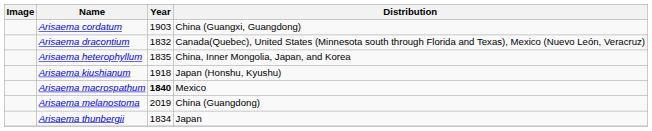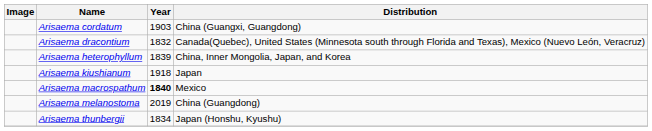(160, 57) 1835 -> (160, 57) 1839
(228, 73) Japan (Honshu, Kyushu) -> (189, 73) Japan
(189, 118) Japan -> (228, 118) Japan (Honshu, Kyushu)
